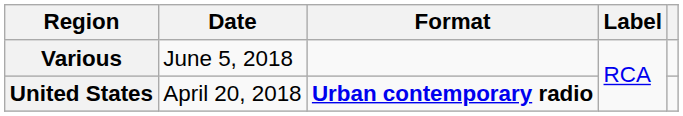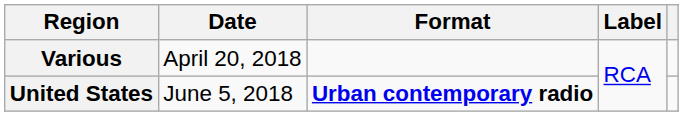(228, 57) June 5, 2018 -> (232, 57) April 20, 2018
(232, 93) April 20, 2018 -> (228, 93) June 5, 2018
